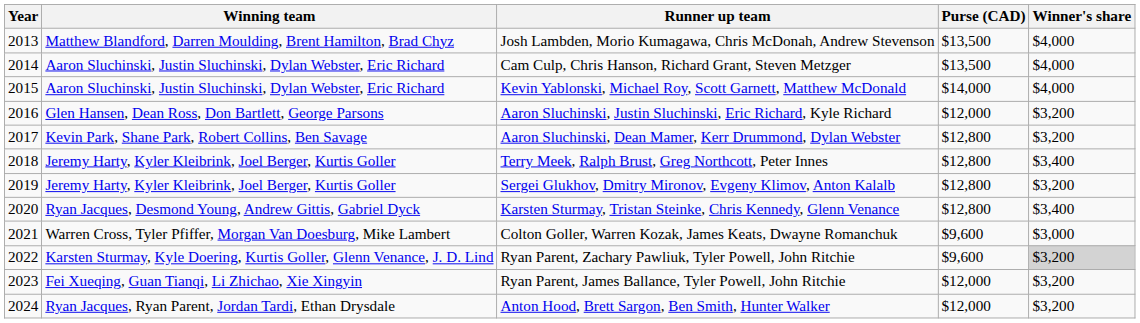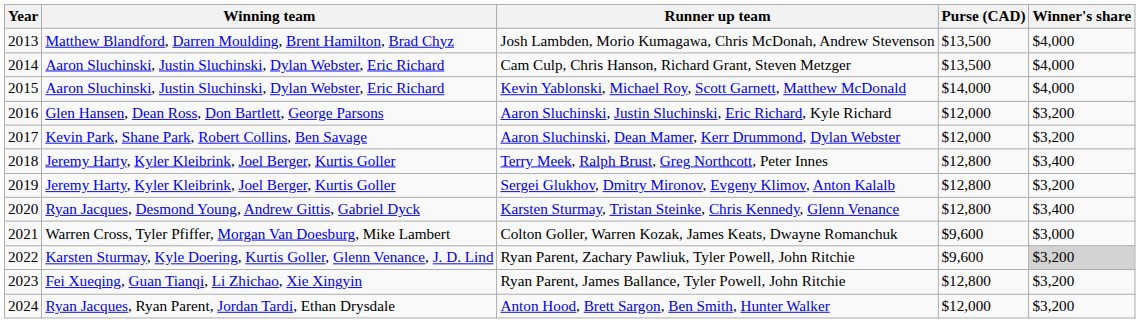(966, 137) $12,800 -> (966, 137) $12,000
(966, 281) $12,000 -> (966, 281) $12,800
